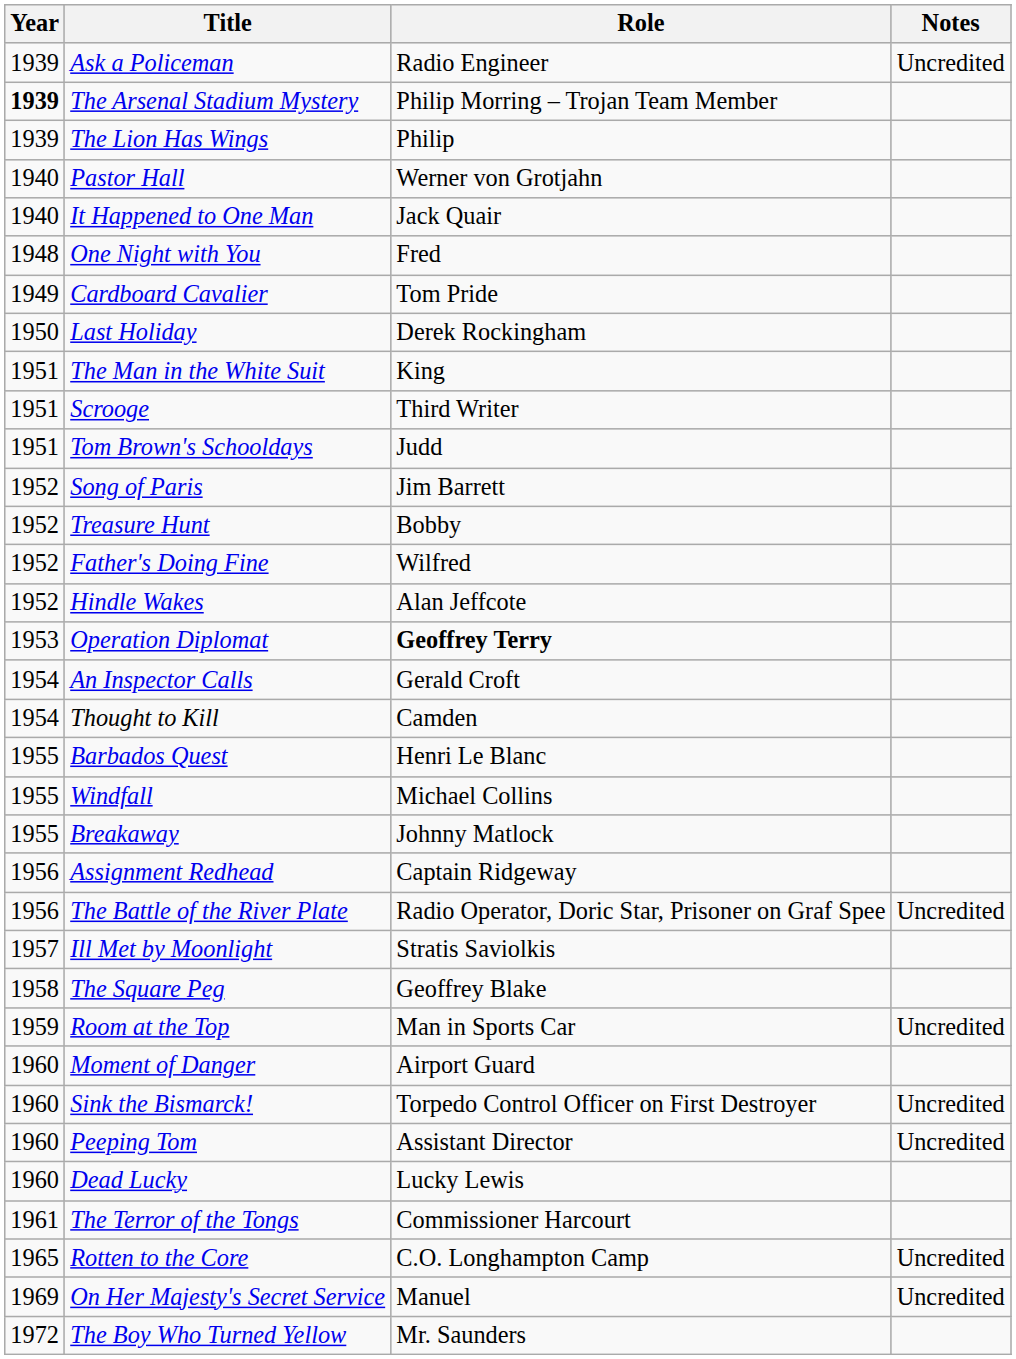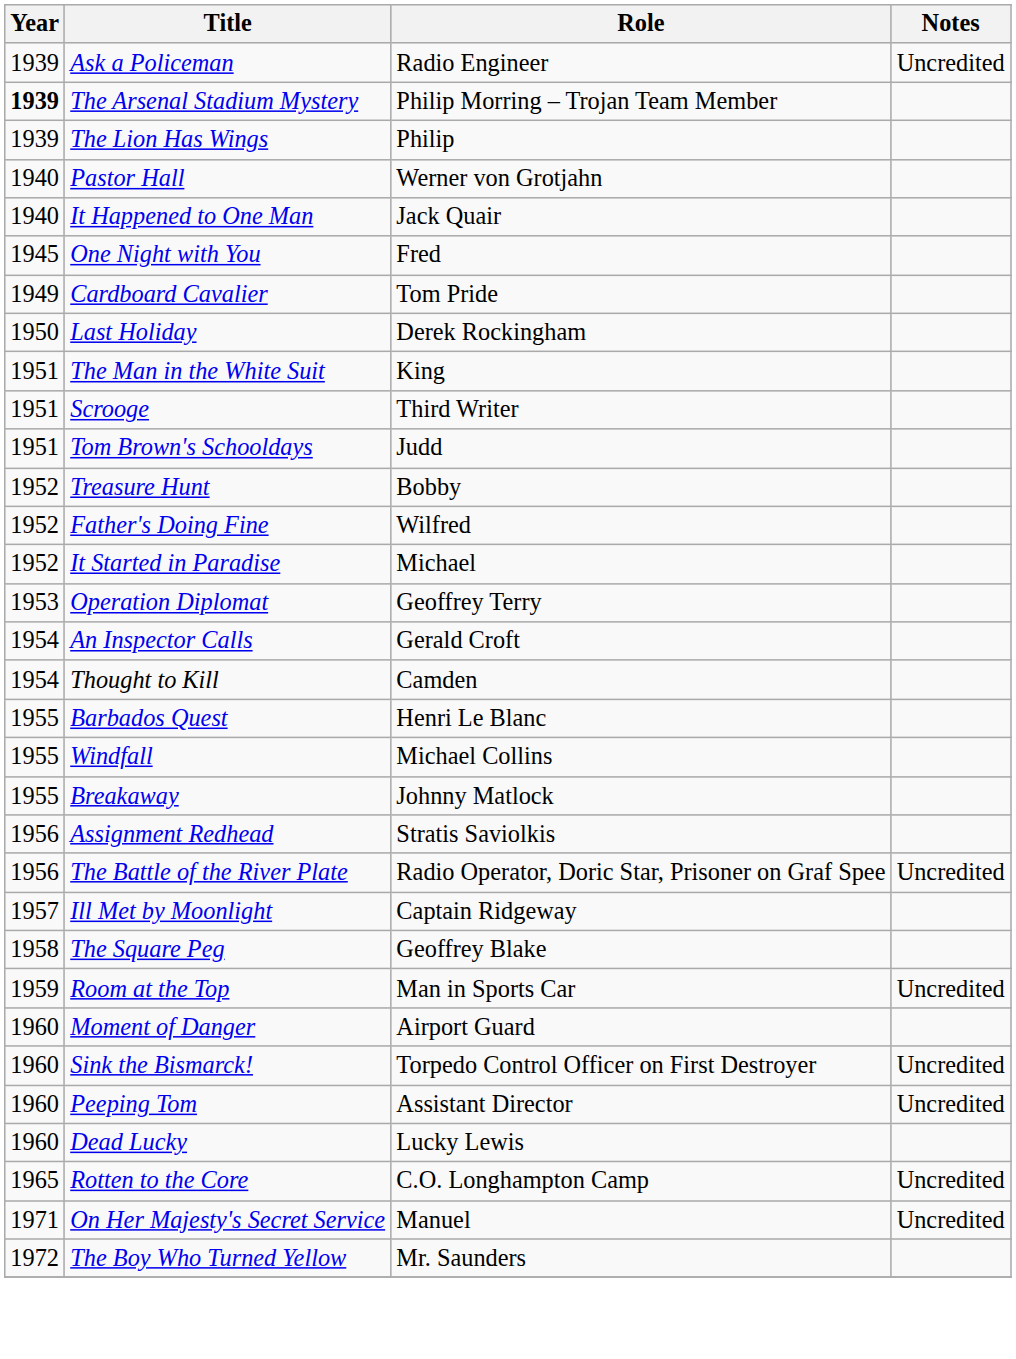(35, 255) 1948 -> (35, 255) 1945
- row: (136, 486)
+ row: (175, 563)
- row: (137, 602)
(474, 640) bold -> (469, 602) normal
(487, 872) Captain Ridgeway -> (476, 833) Stratis Saviolkis
(476, 949) Stratis Saviolkis -> (487, 910) Captain Ridgeway
- row: (184, 1219)
(35, 1296) 1969 -> (35, 1219) 1971
